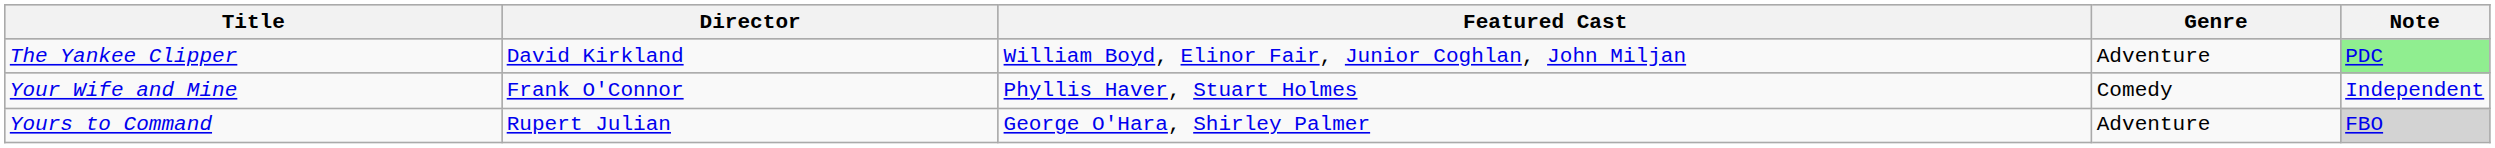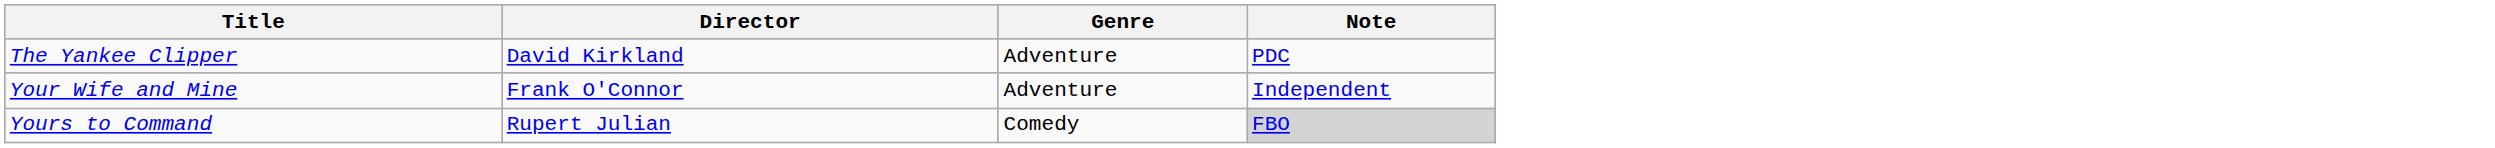- column: (1545, 22)
(2364, 56) lightgreen background -> (1271, 56) no background
(2135, 91) Comedy -> (1060, 91) Adventure
(2154, 125) Adventure -> (1042, 125) Comedy
